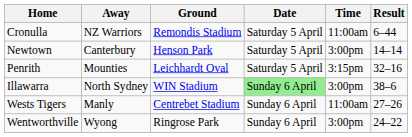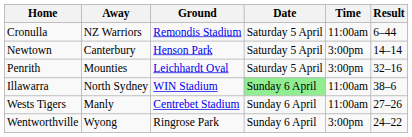(346, 68) 3:15pm -> (346, 68) 3:00pm
(346, 86) 3:00pm -> (348, 86) 11:00am
